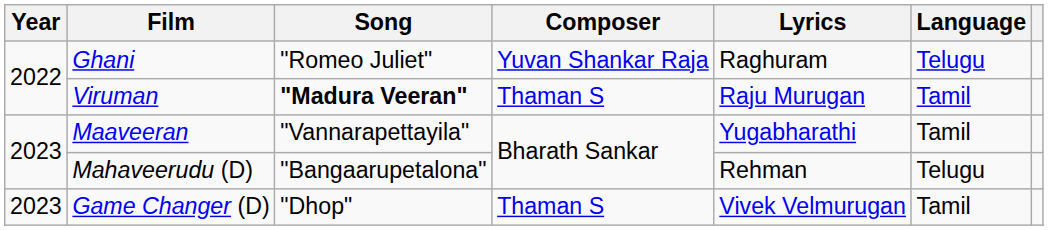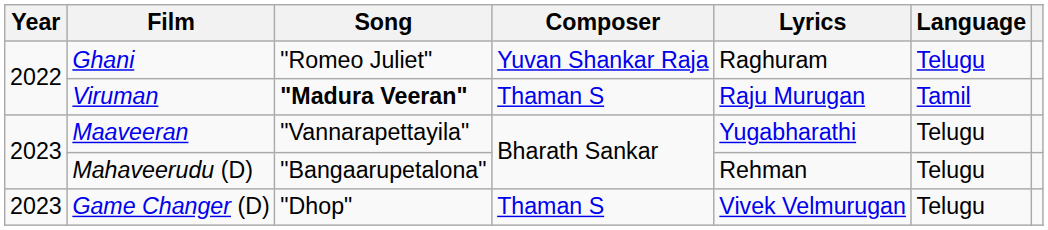(944, 133) Tamil -> (951, 133) Telugu
(944, 206) Tamil -> (951, 206) Telugu
